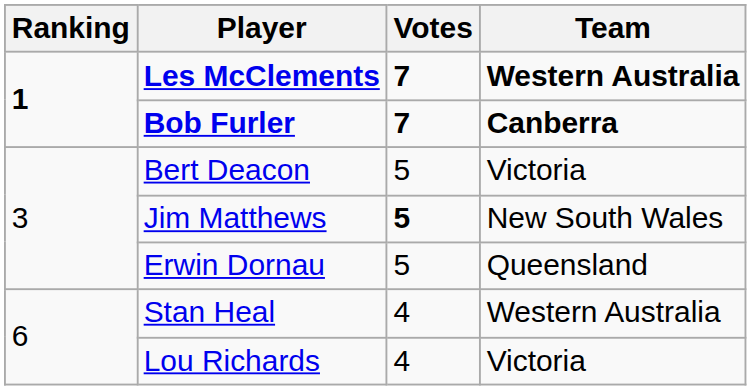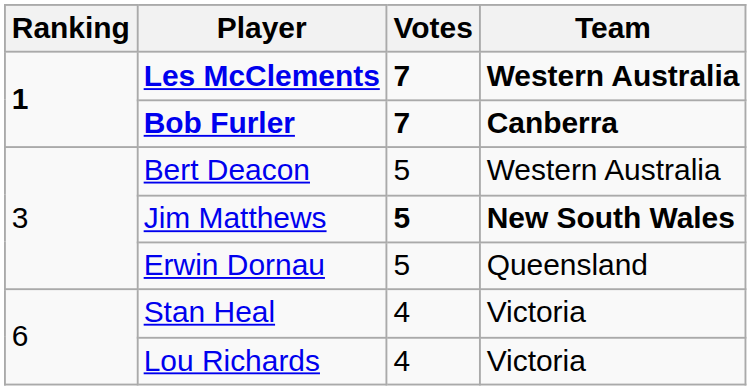(536, 170) Victoria -> (604, 170) Western Australia
(605, 218) normal -> (611, 218) bold
(604, 312) Western Australia -> (536, 312) Victoria
